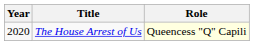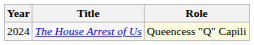(18, 31) 2020 -> (18, 31) 2024
